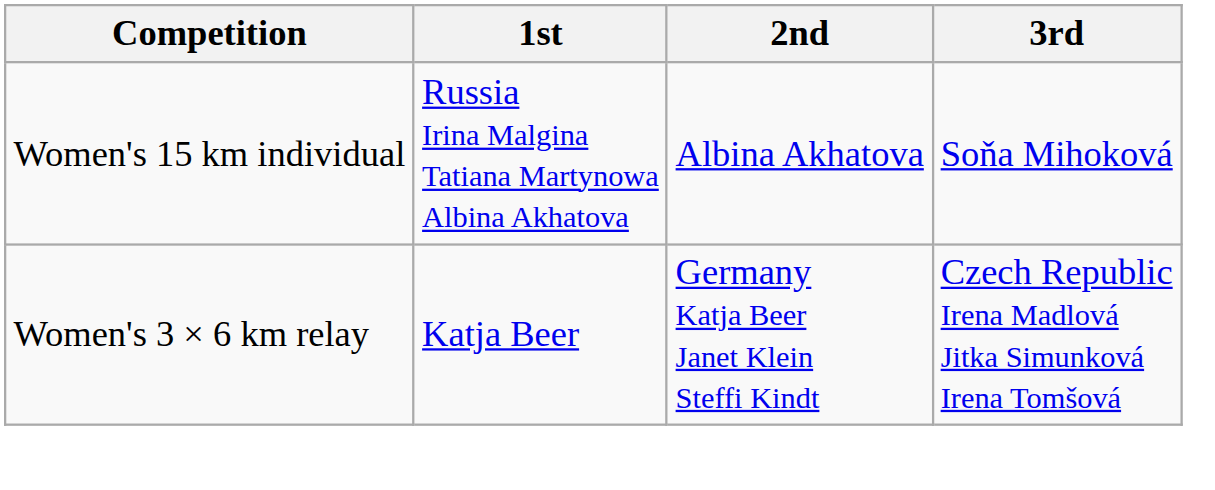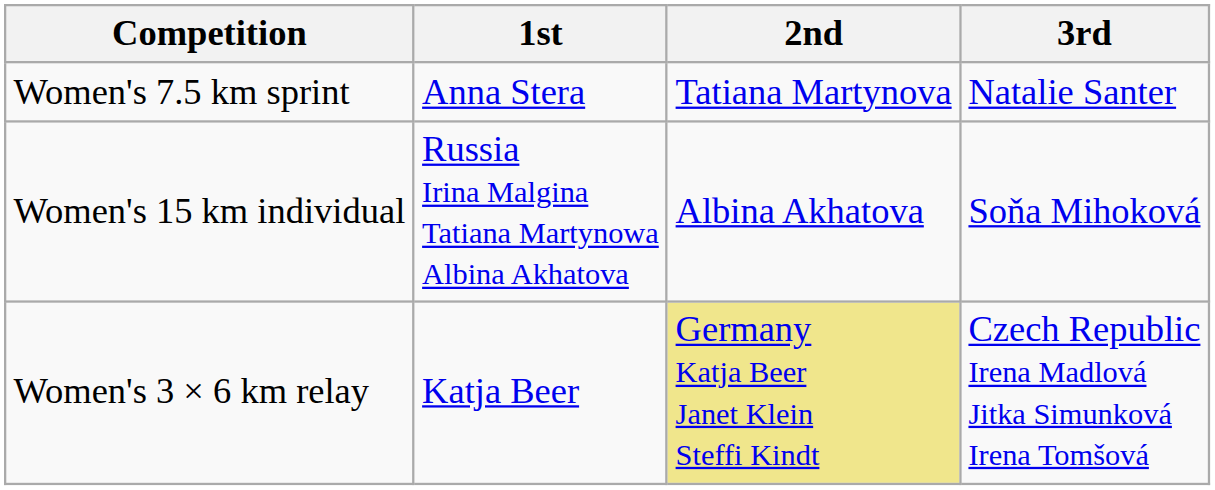+ row: (182, 91)
(747, 333) no background -> (747, 391) khaki background
